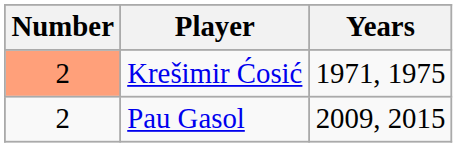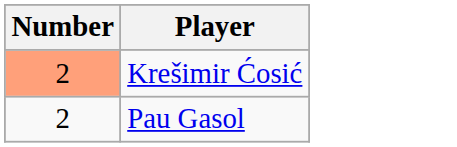- column: (380, 27)
